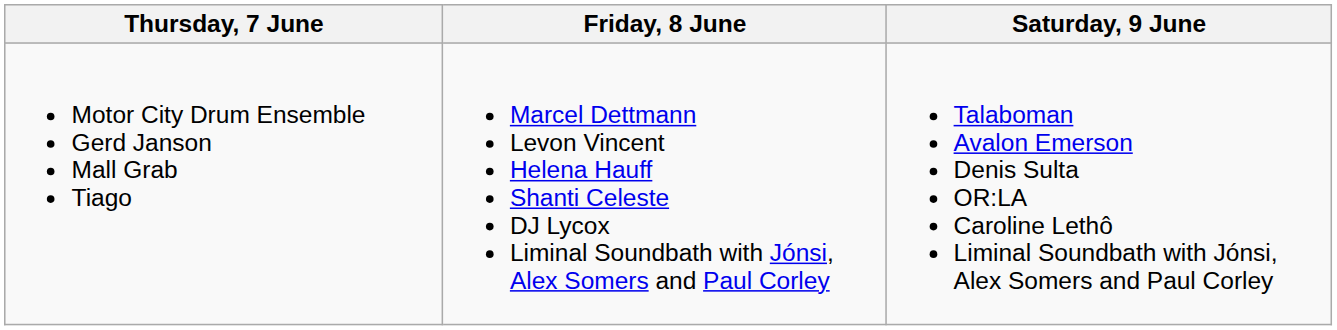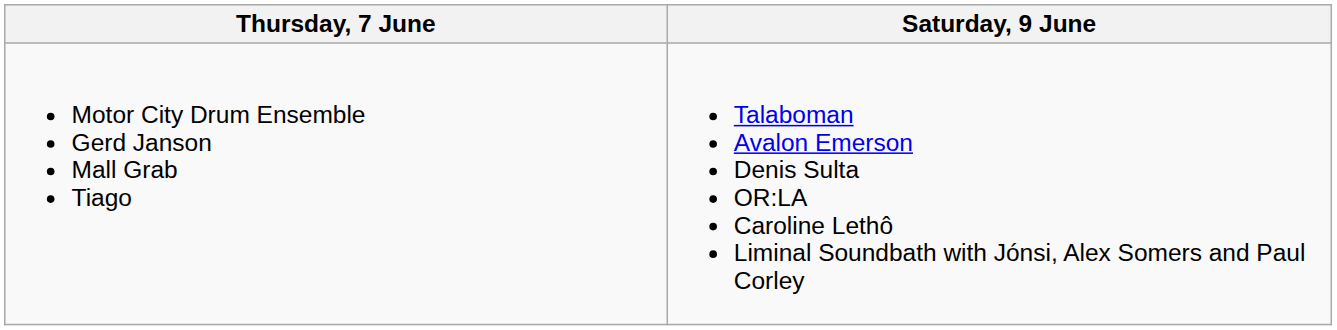- column: (665, 23)
